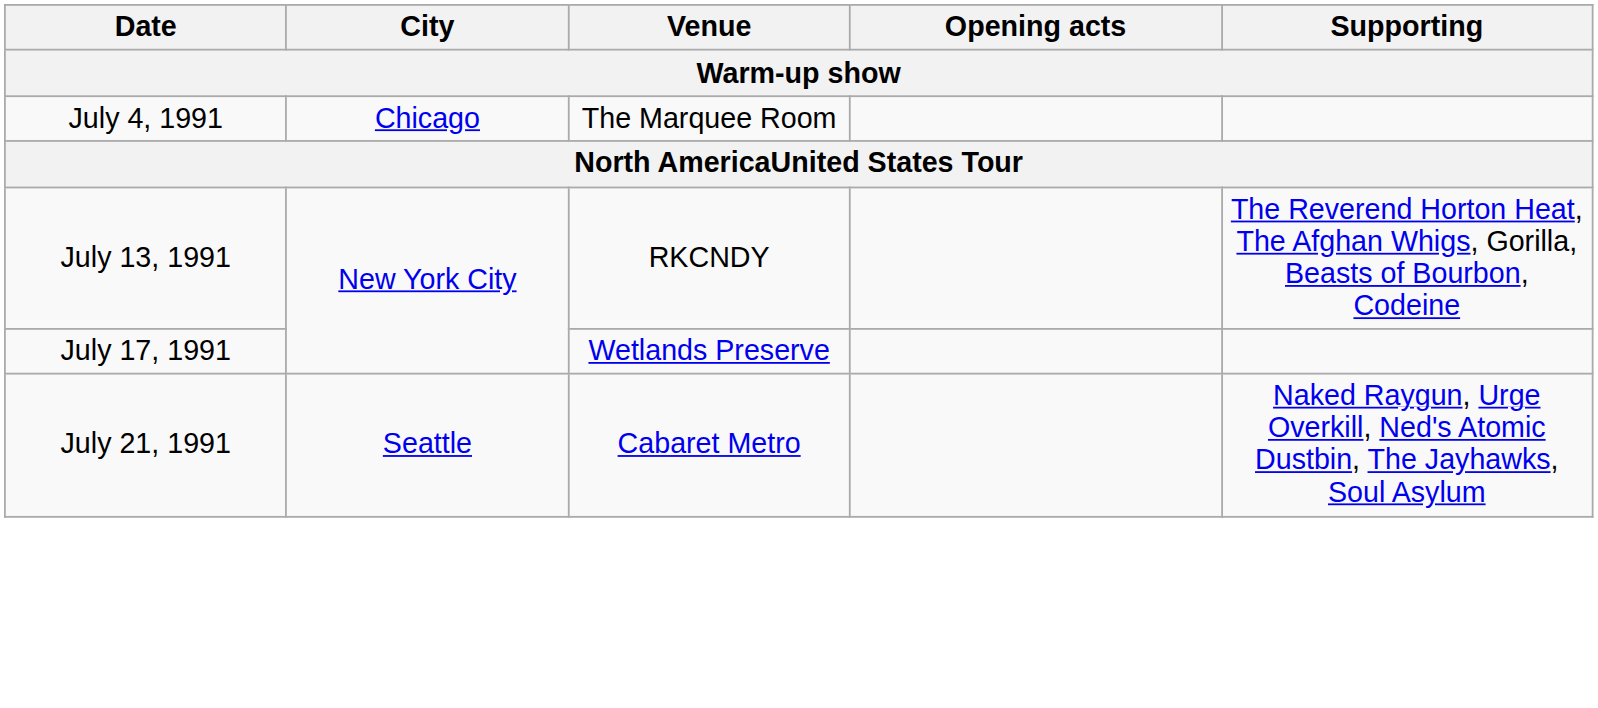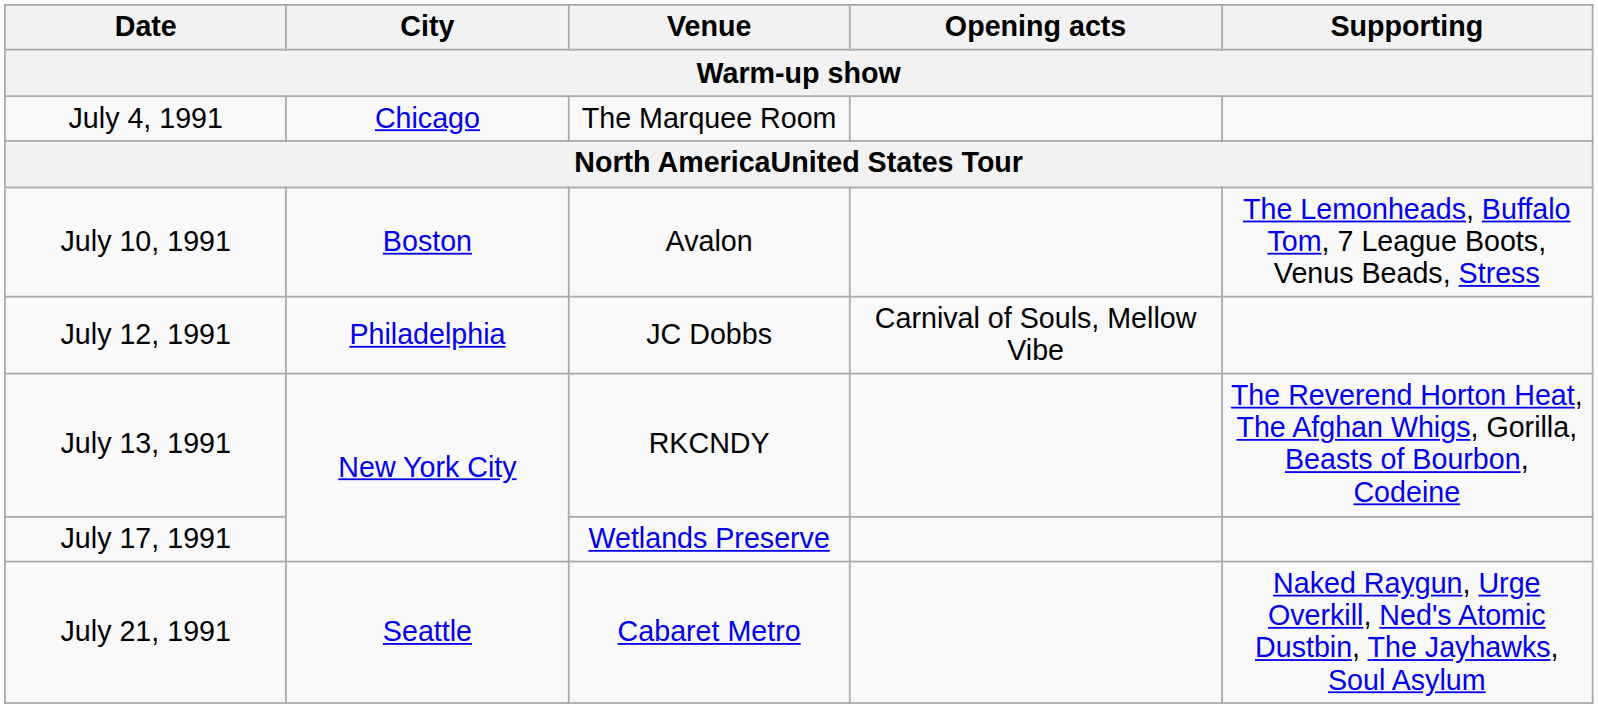+ row: (146, 241)
+ row: (146, 334)
